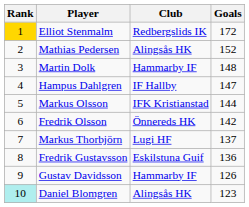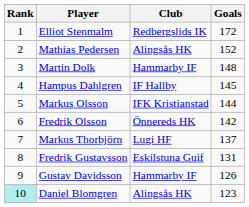(20, 31) gold background -> (20, 31) no background
(228, 85) 147 -> (228, 85) 145
(228, 157) 136 -> (228, 157) 131
